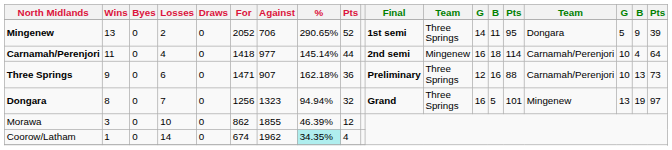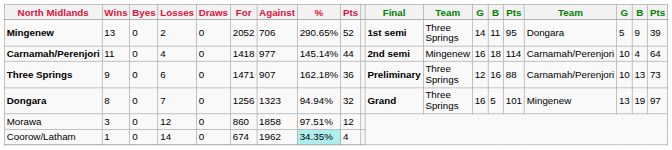(166, 121) 10 -> (166, 121) 12
(241, 121) 862 -> (241, 121) 860
(270, 121) 1855 -> (270, 121) 1858
(316, 121) 46.39% -> (316, 121) 97.51%
